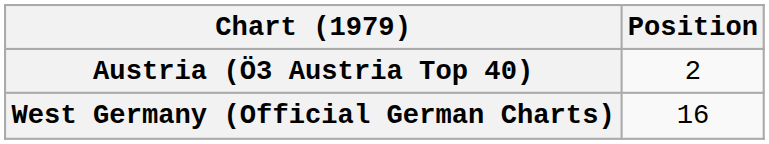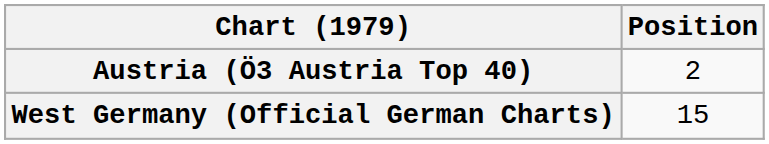(693, 116) 16 -> (693, 116) 15
